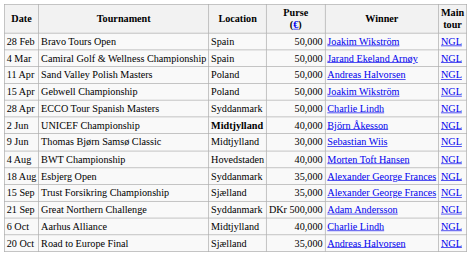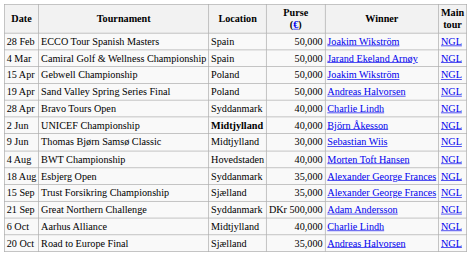(79, 41) Bravo Tours Open -> (100, 41) ECCO Tour Spanish Masters
- row: (21, 75)
+ row: (21, 92)
(100, 109) ECCO Tour Spanish Masters -> (79, 109) Bravo Tours Open
(309, 109) 50,000 -> (309, 109) 40,000
